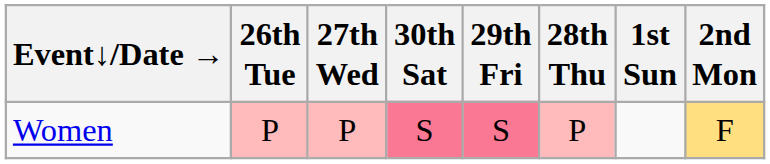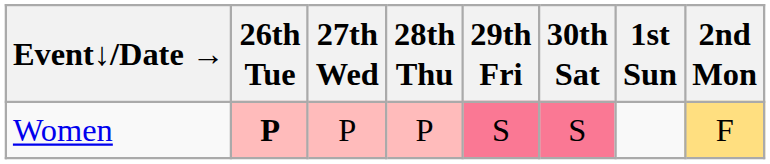columns swapped: (577, 53) <-> (425, 53)
(270, 129) normal -> (270, 129) bold
